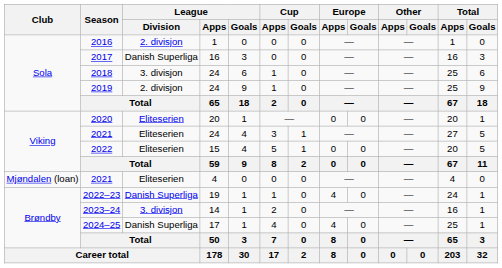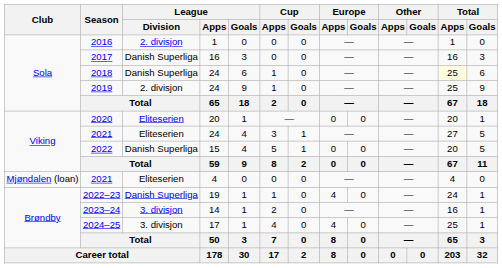(161, 73) 3. divisjon -> (161, 73) Danish Superliga
(452, 73) no background -> (452, 73) lightyellow background
(161, 149) Eliteserien -> (161, 149) Danish Superliga
(161, 225) Danish Superliga -> (161, 225) 3. divisjon
